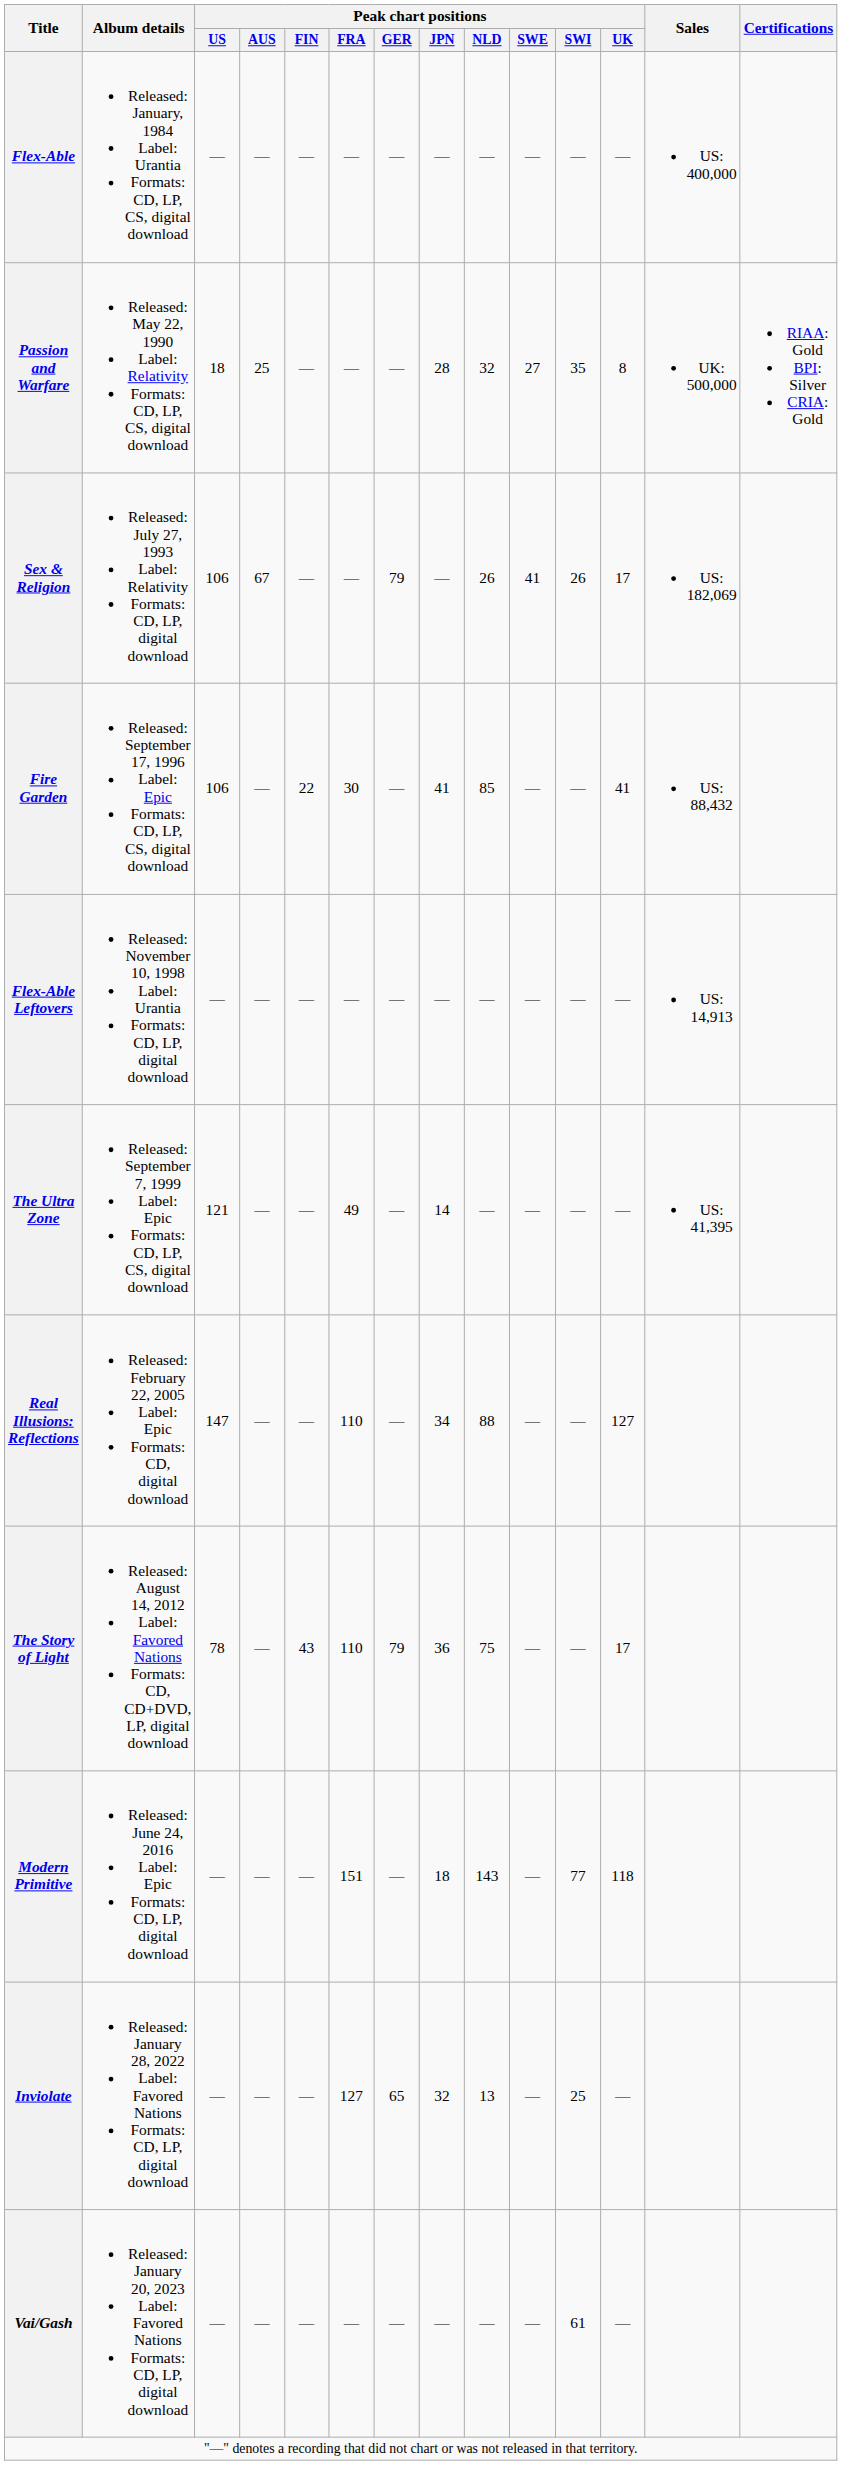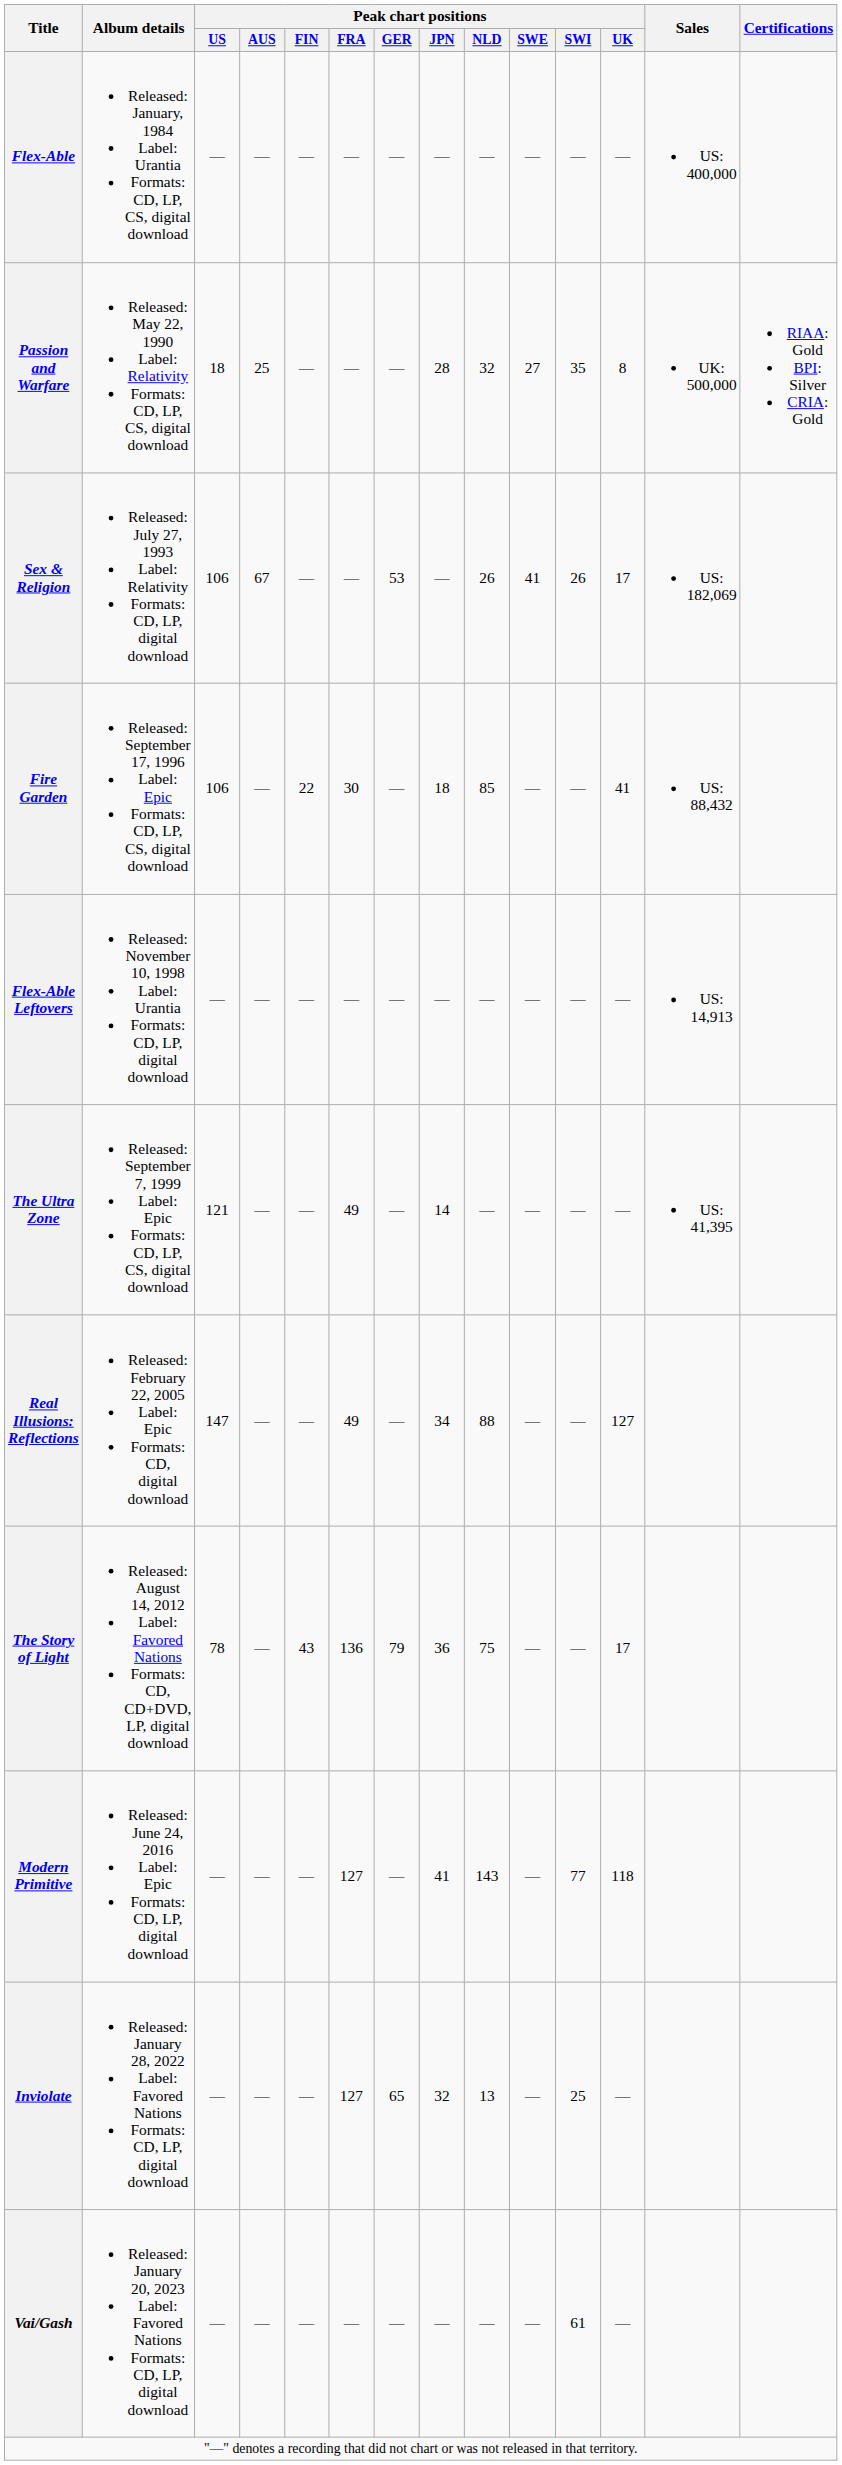(397, 578) 79 -> (397, 578) 53
(442, 788) 41 -> (442, 788) 18
(351, 1420) 110 -> (351, 1420) 49
(351, 1648) 110 -> (351, 1648) 136
(351, 1876) 151 -> (351, 1876) 127
(442, 1876) 18 -> (442, 1876) 41
